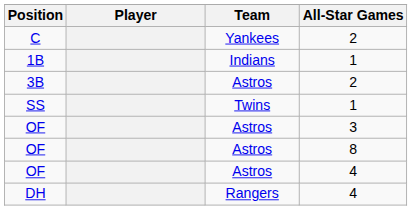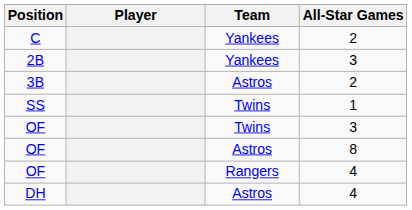- row: (35, 60)
+ row: (35, 60)
(252, 127) Astros -> (252, 127) Twins
(252, 171) Astros -> (252, 171) Rangers
(252, 194) Rangers -> (252, 194) Astros
